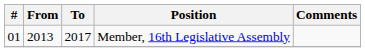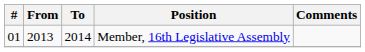(78, 36) 2017 -> (78, 36) 2014
